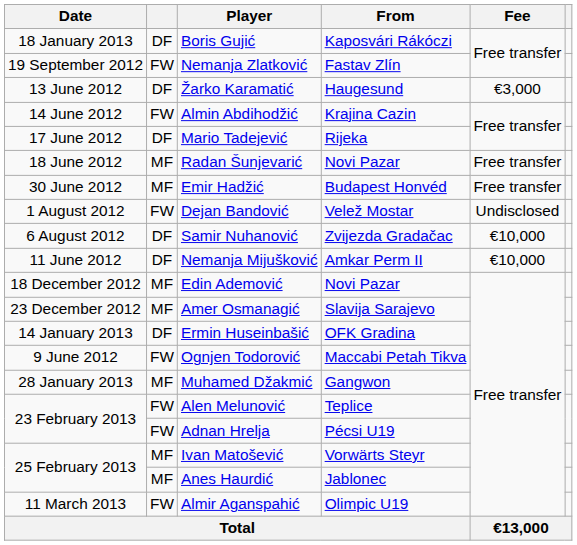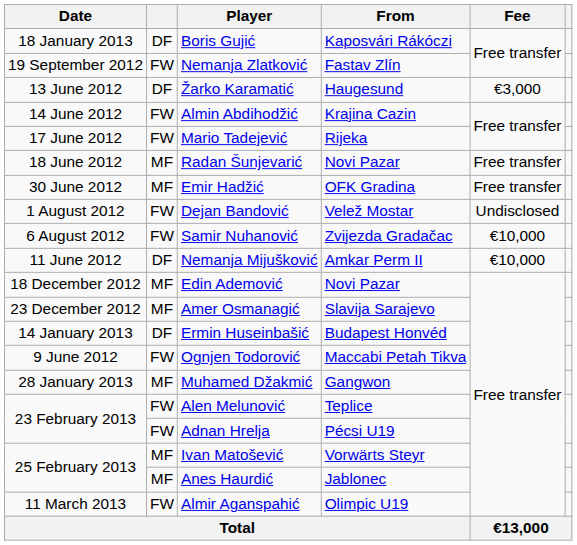(162, 138) DF -> (162, 138) FW
(386, 187) Budapest Honvéd -> (370, 187) OFK Gradina
(162, 235) DF -> (162, 235) FW
(370, 333) OFK Gradina -> (386, 333) Budapest Honvéd
